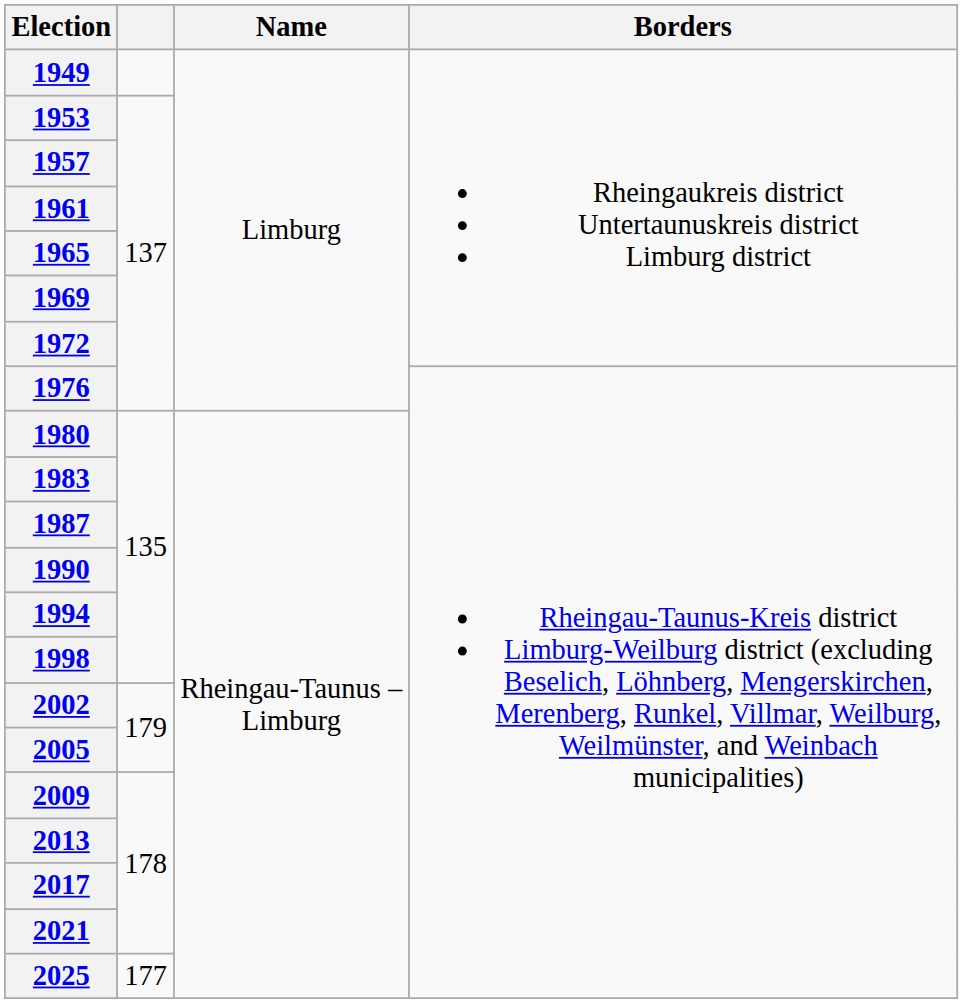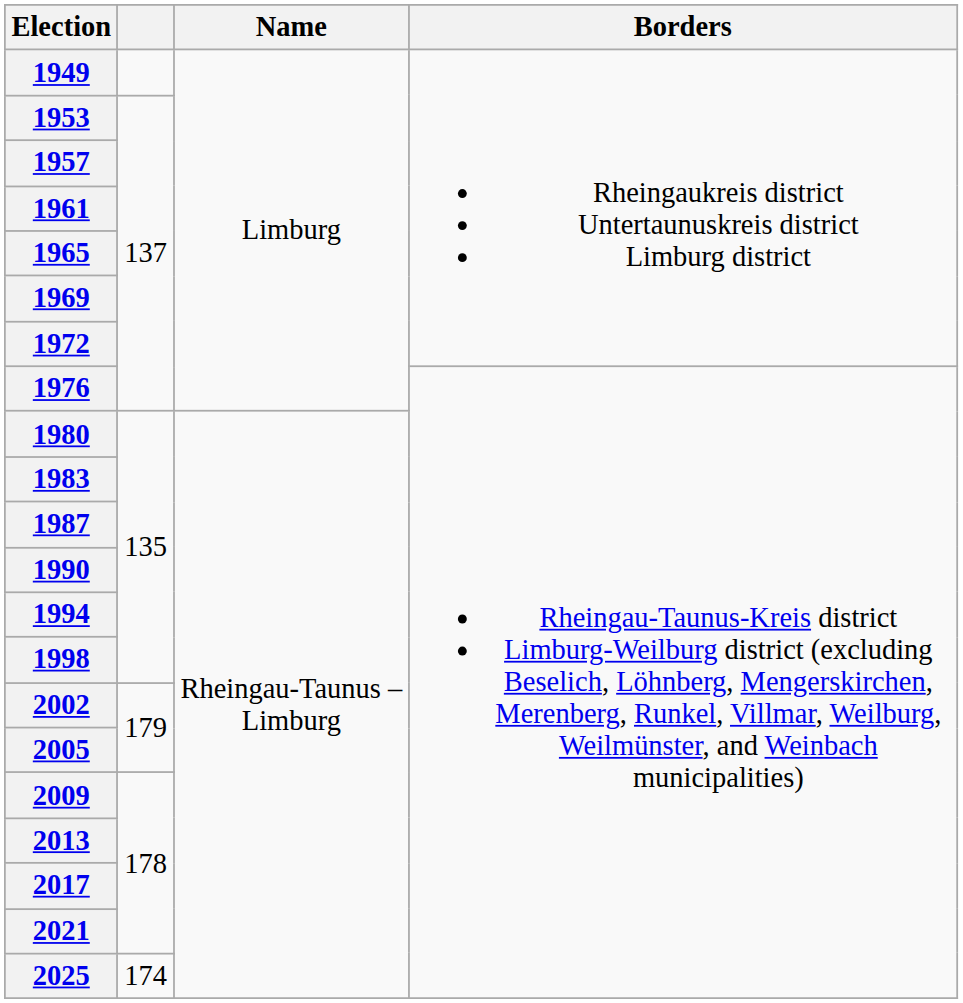(146, 975) 177 -> (146, 975) 174
